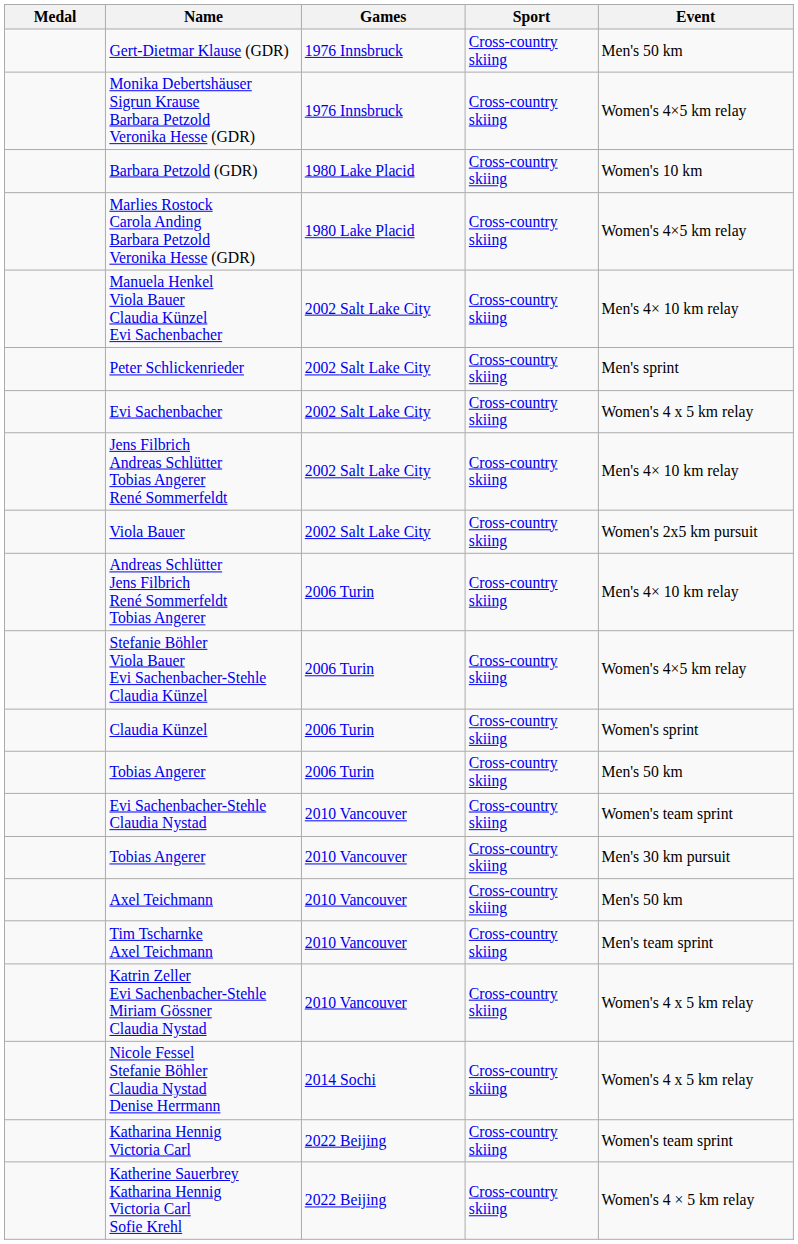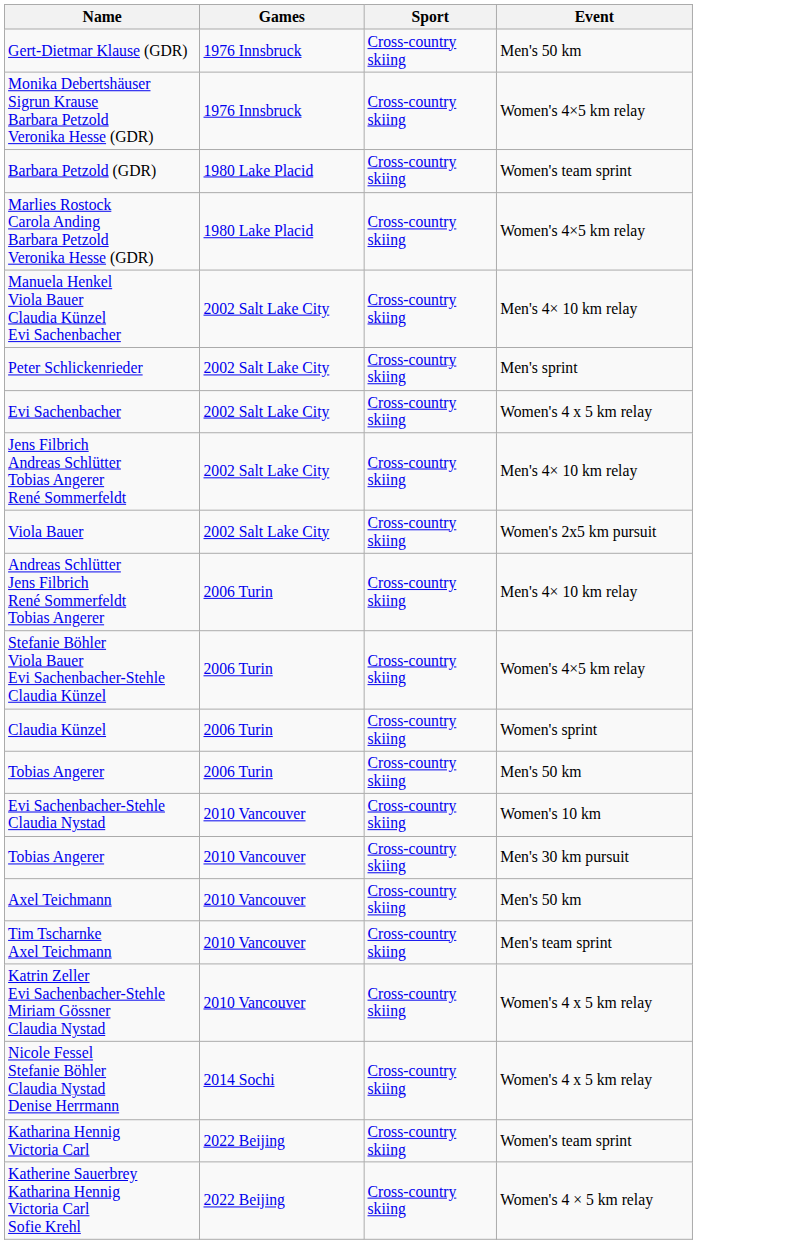- column: (55, 16)
(652, 170) Women's 10 km -> (566, 170) Women's team sprint
(667, 814) Women's team sprint -> (551, 814) Women's 10 km
